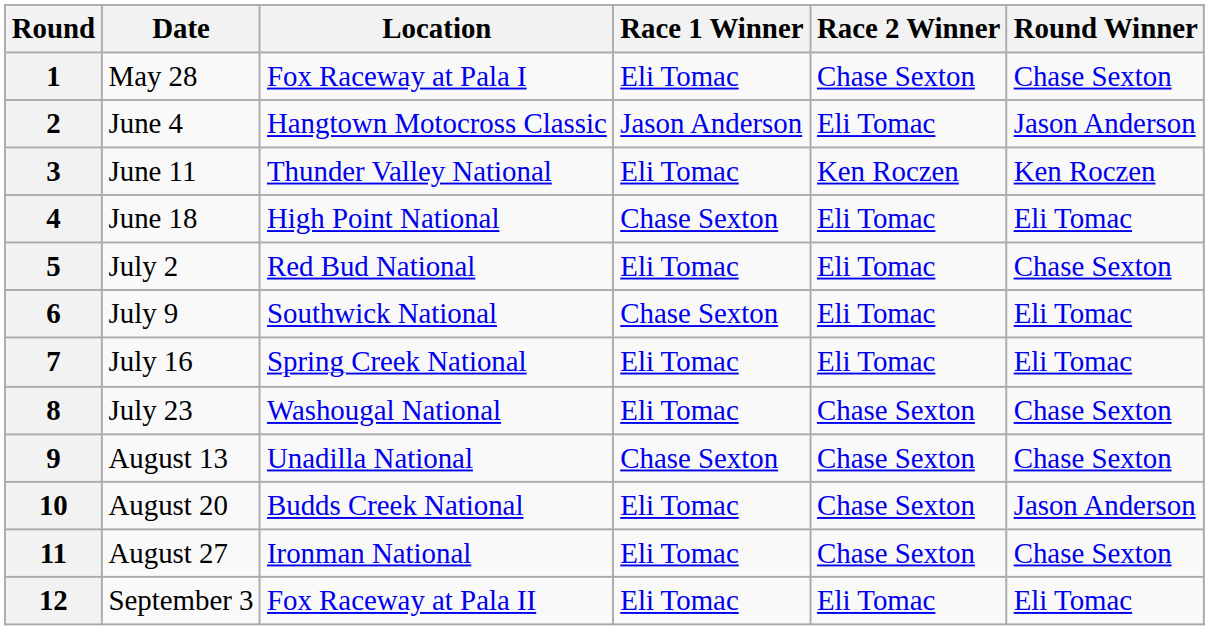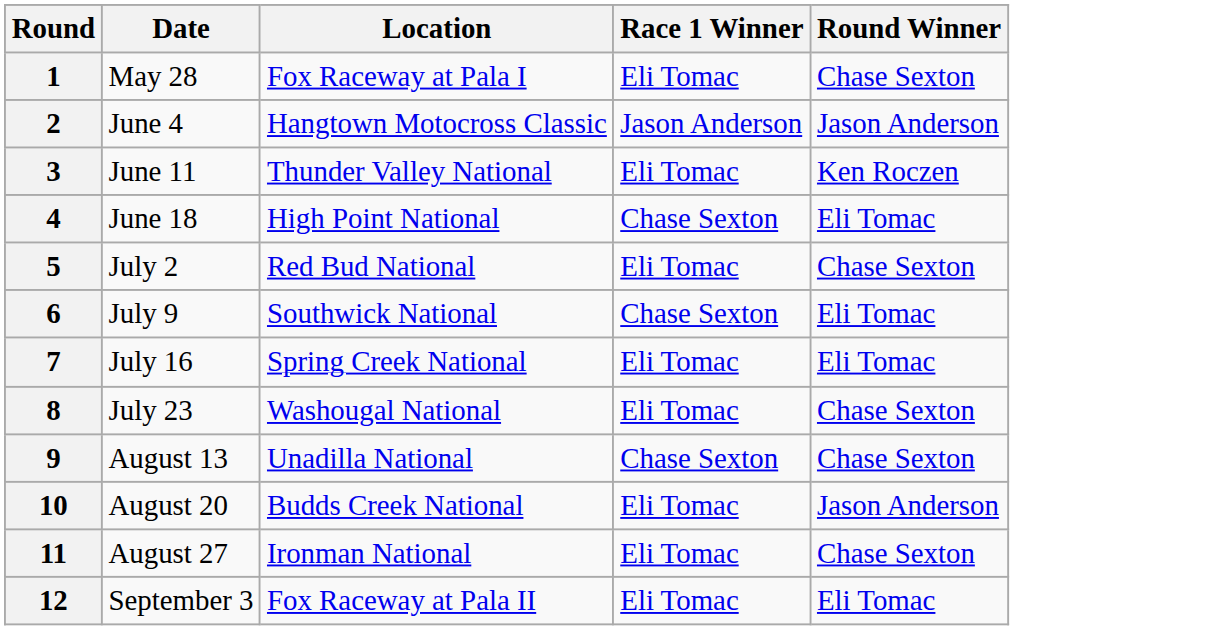- column: (909, 28)
